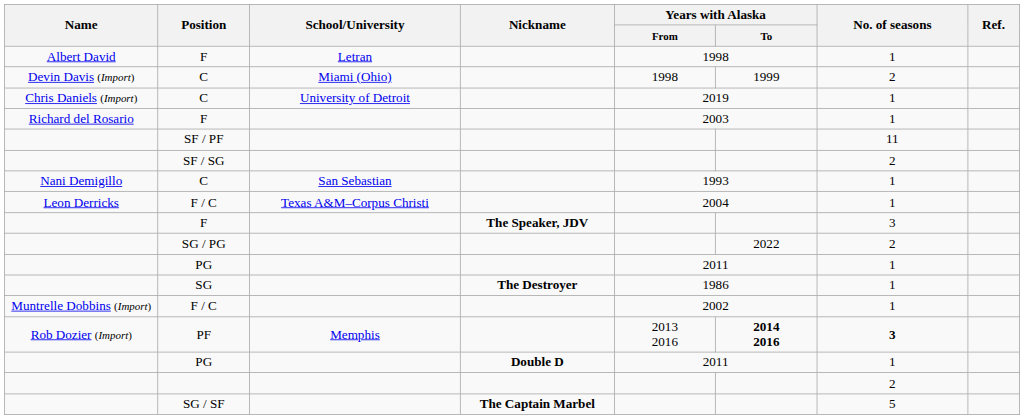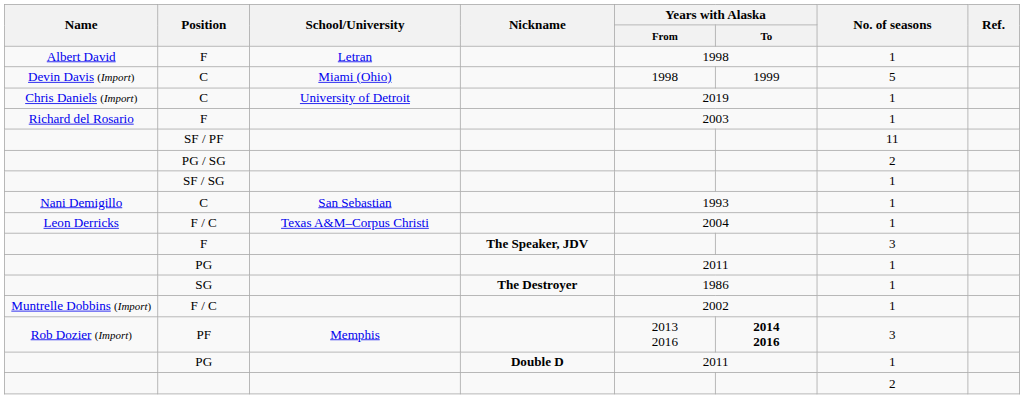(892, 77) 2 -> (892, 77) 5
+ row: (81, 160)
(892, 160) 2 -> (892, 181) 1
- row: (81, 244)
(892, 334) bold -> (892, 334) normal
- row: (81, 404)
